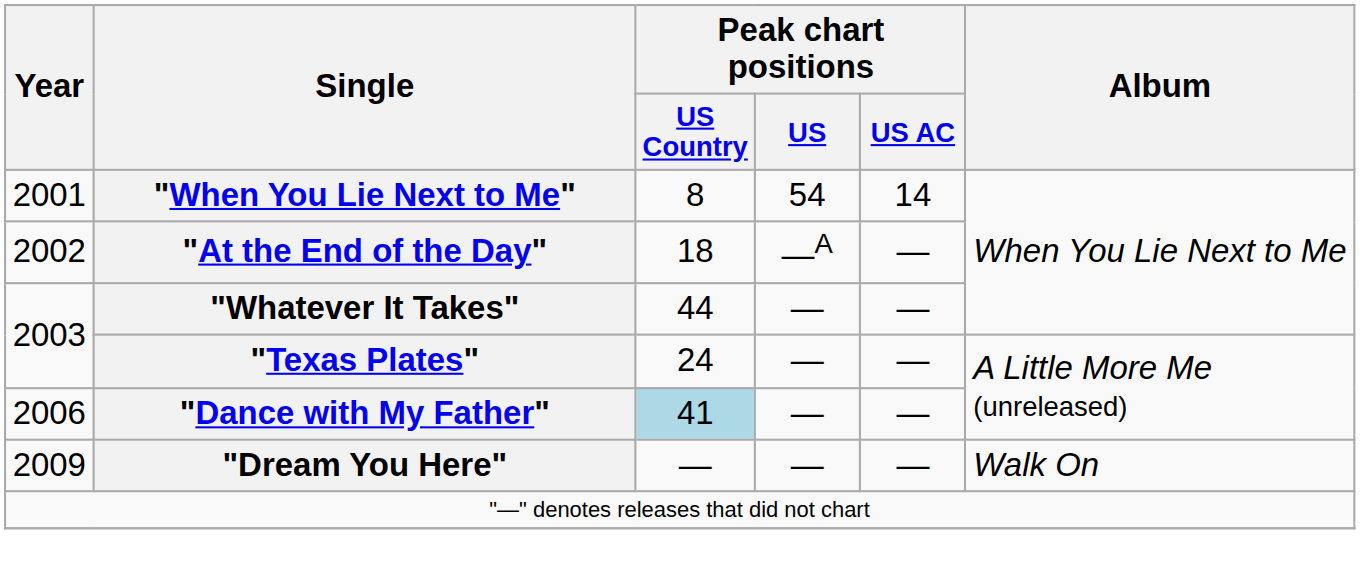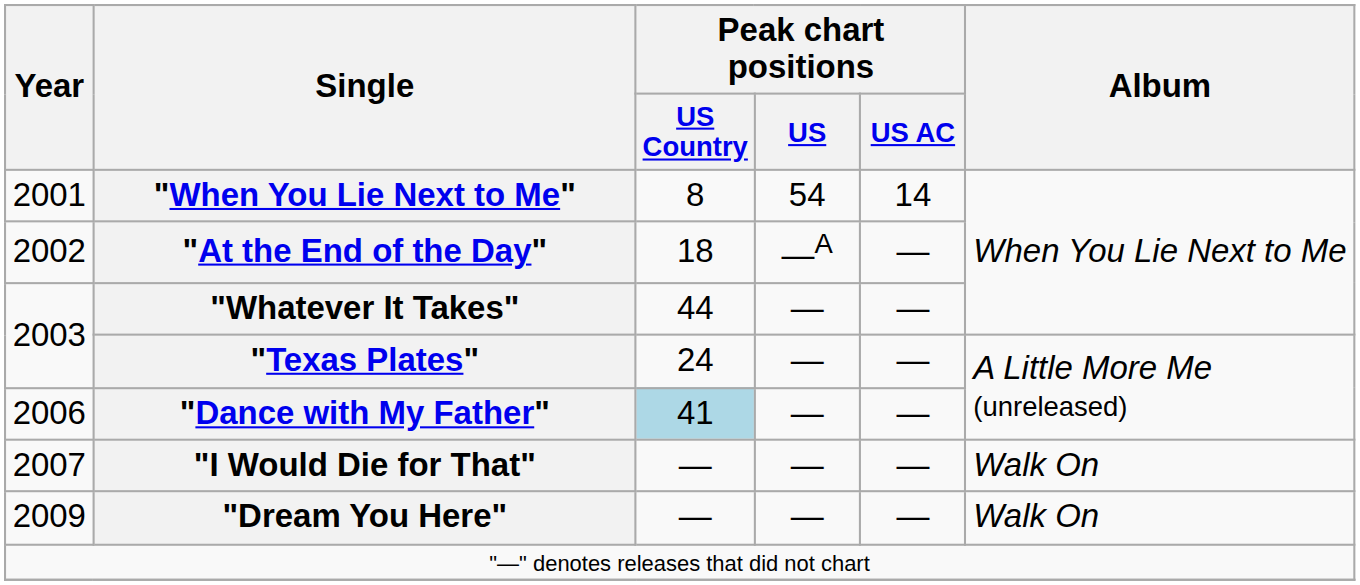+ row: (365, 465)
